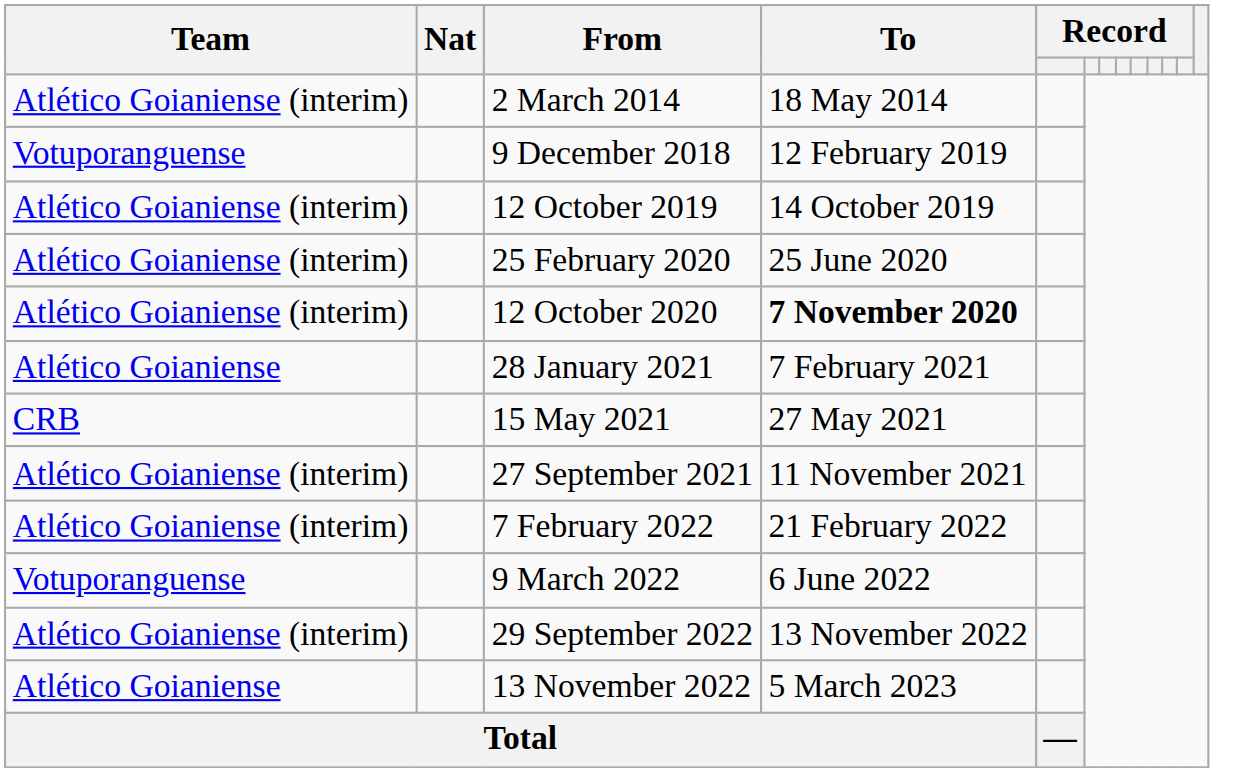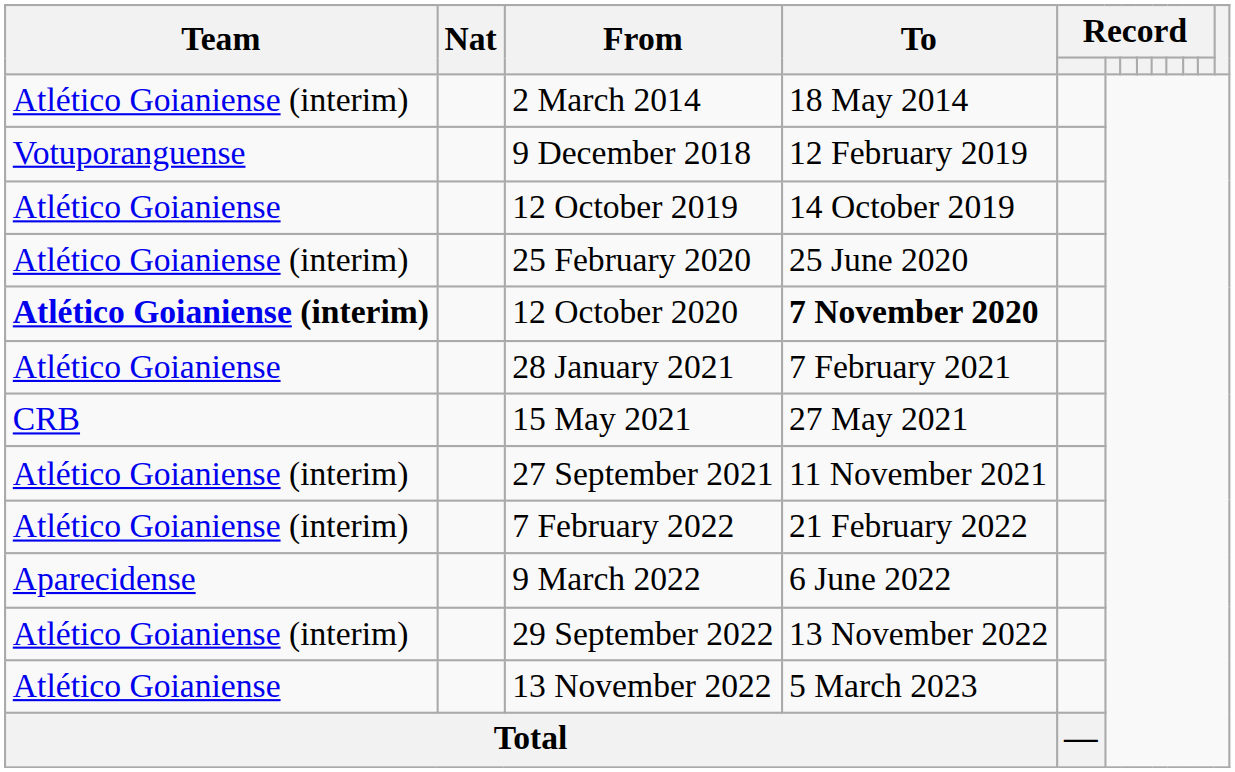(211, 206) Atlético Goianiense (interim) -> (147, 206) Atlético Goianiense
(211, 313) normal -> (221, 313) bold
(129, 579) Votuporanguense -> (104, 579) Aparecidense
